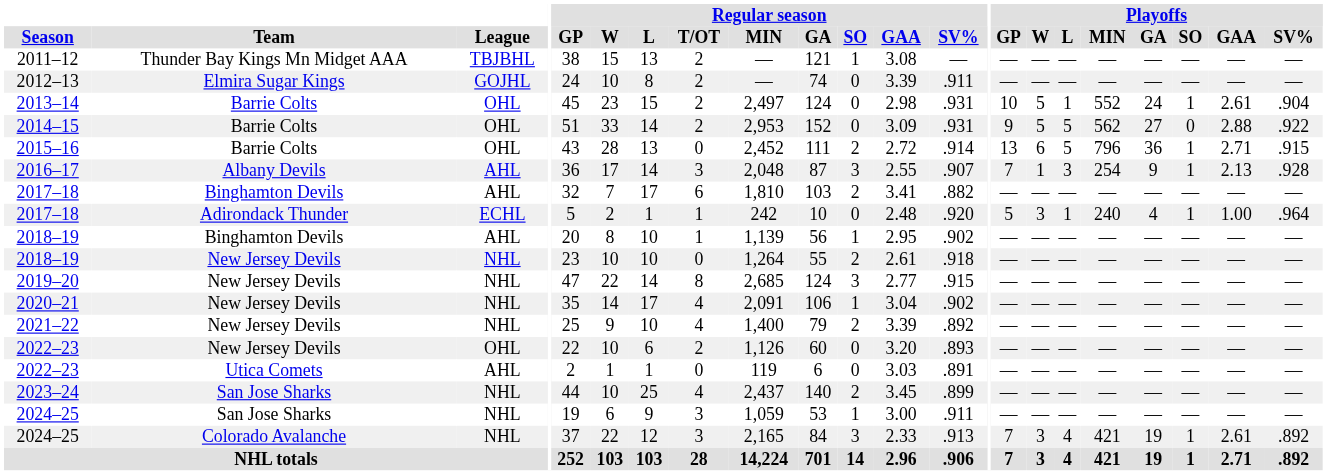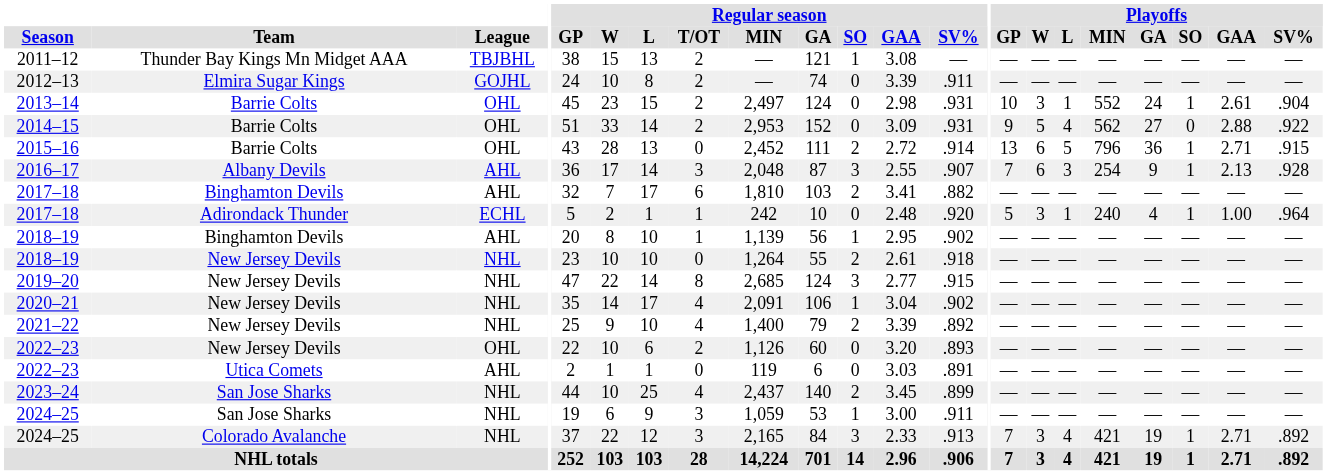(1040, 103) 5 -> (1040, 103) 3
(1067, 126) 5 -> (1067, 126) 4
(1040, 170) 1 -> (1040, 170) 6
(1236, 436) 2.61 -> (1236, 436) 2.71
